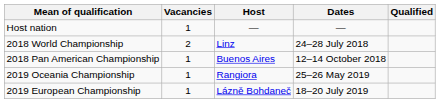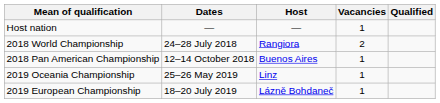columns swapped: (341, 12) <-> (188, 12)
(226, 43) Linz -> (279, 43) Rangiora
(237, 75) Rangiora -> (268, 75) Linz
